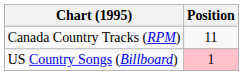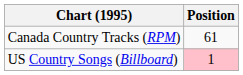(211, 37) 11 -> (211, 37) 61
